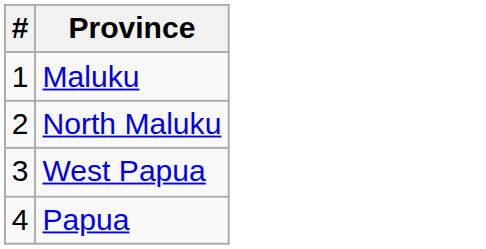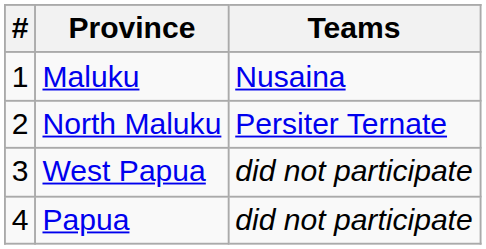+ column: (354, 28)
